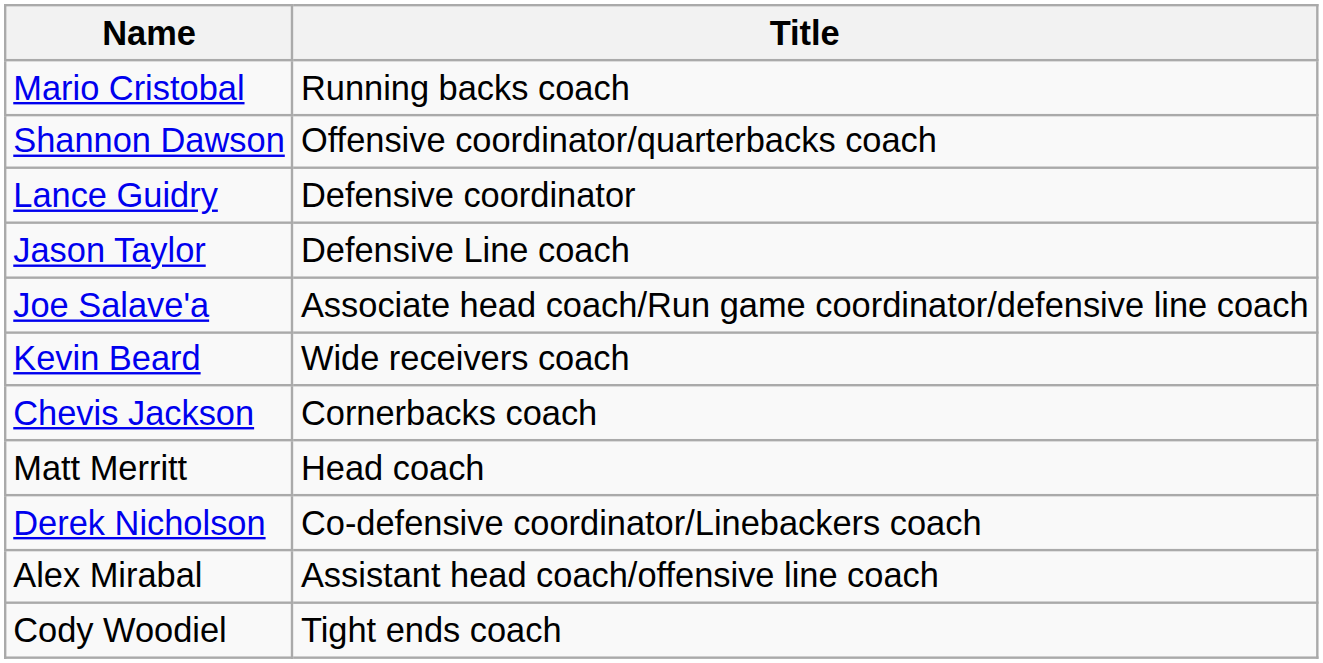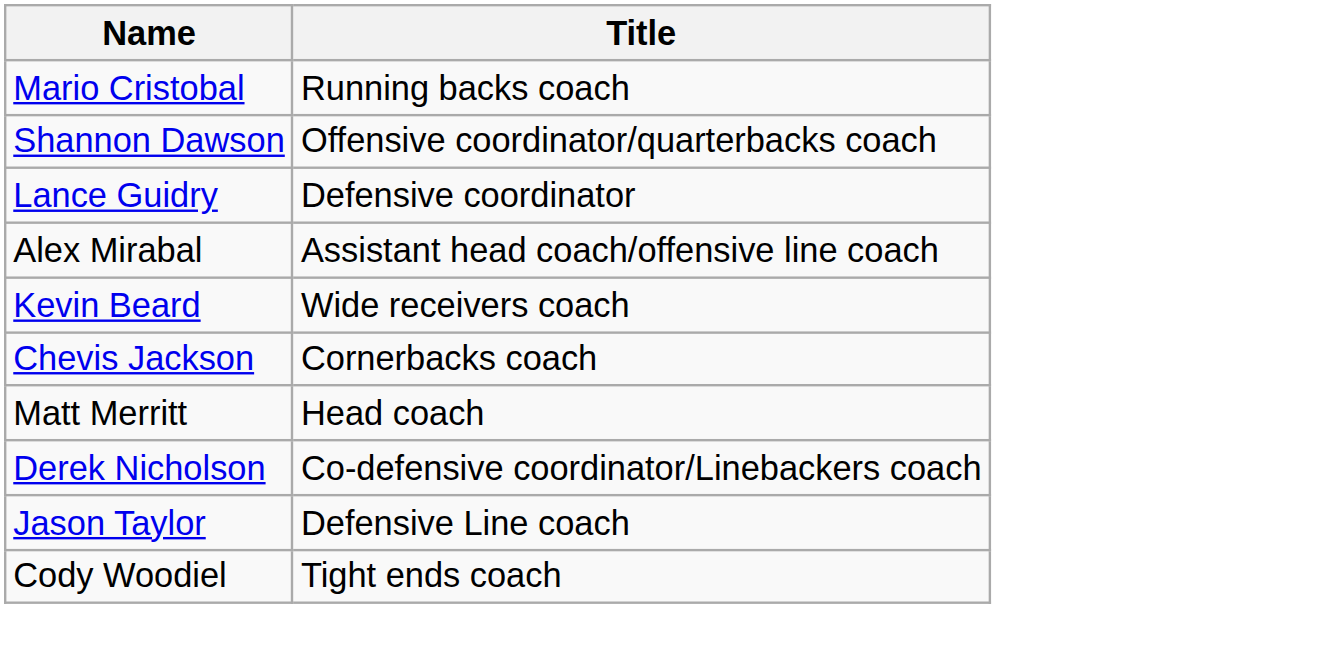rows swapped: (108, 576) <-> (109, 250)
- row: (111, 305)
